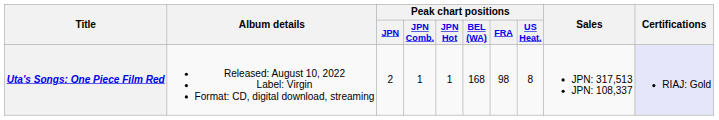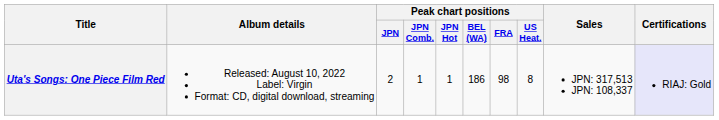(477, 79) 168 -> (477, 79) 186
